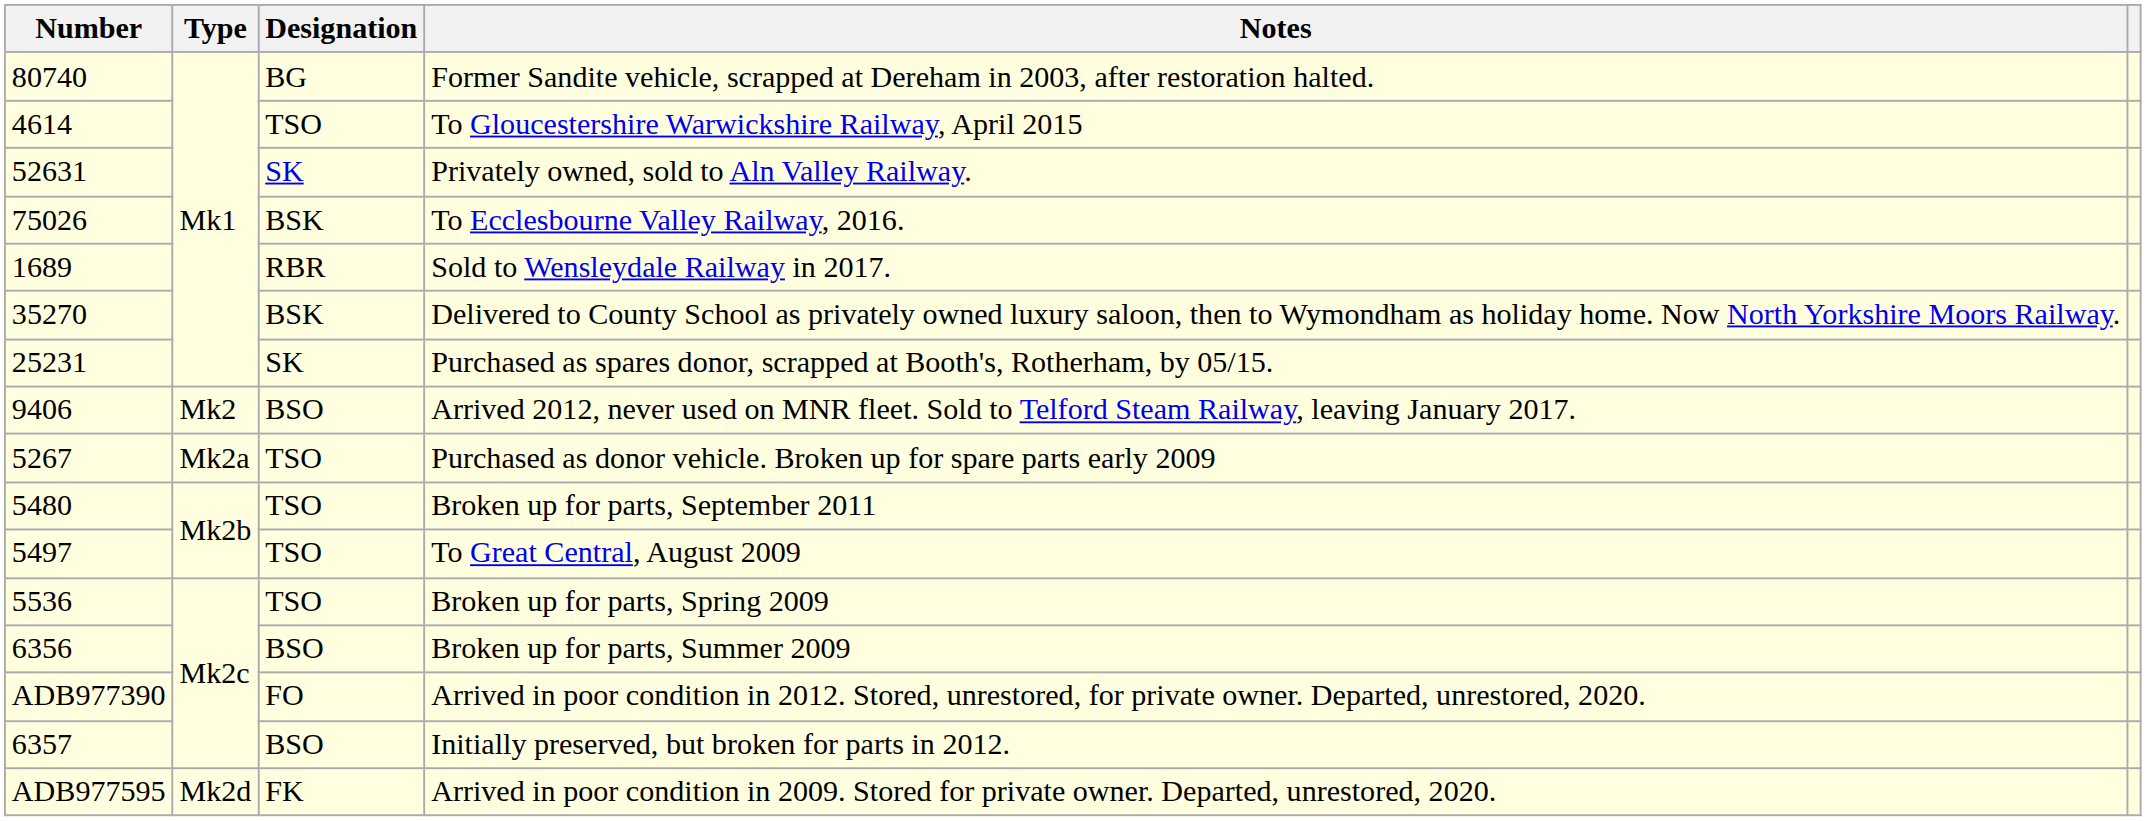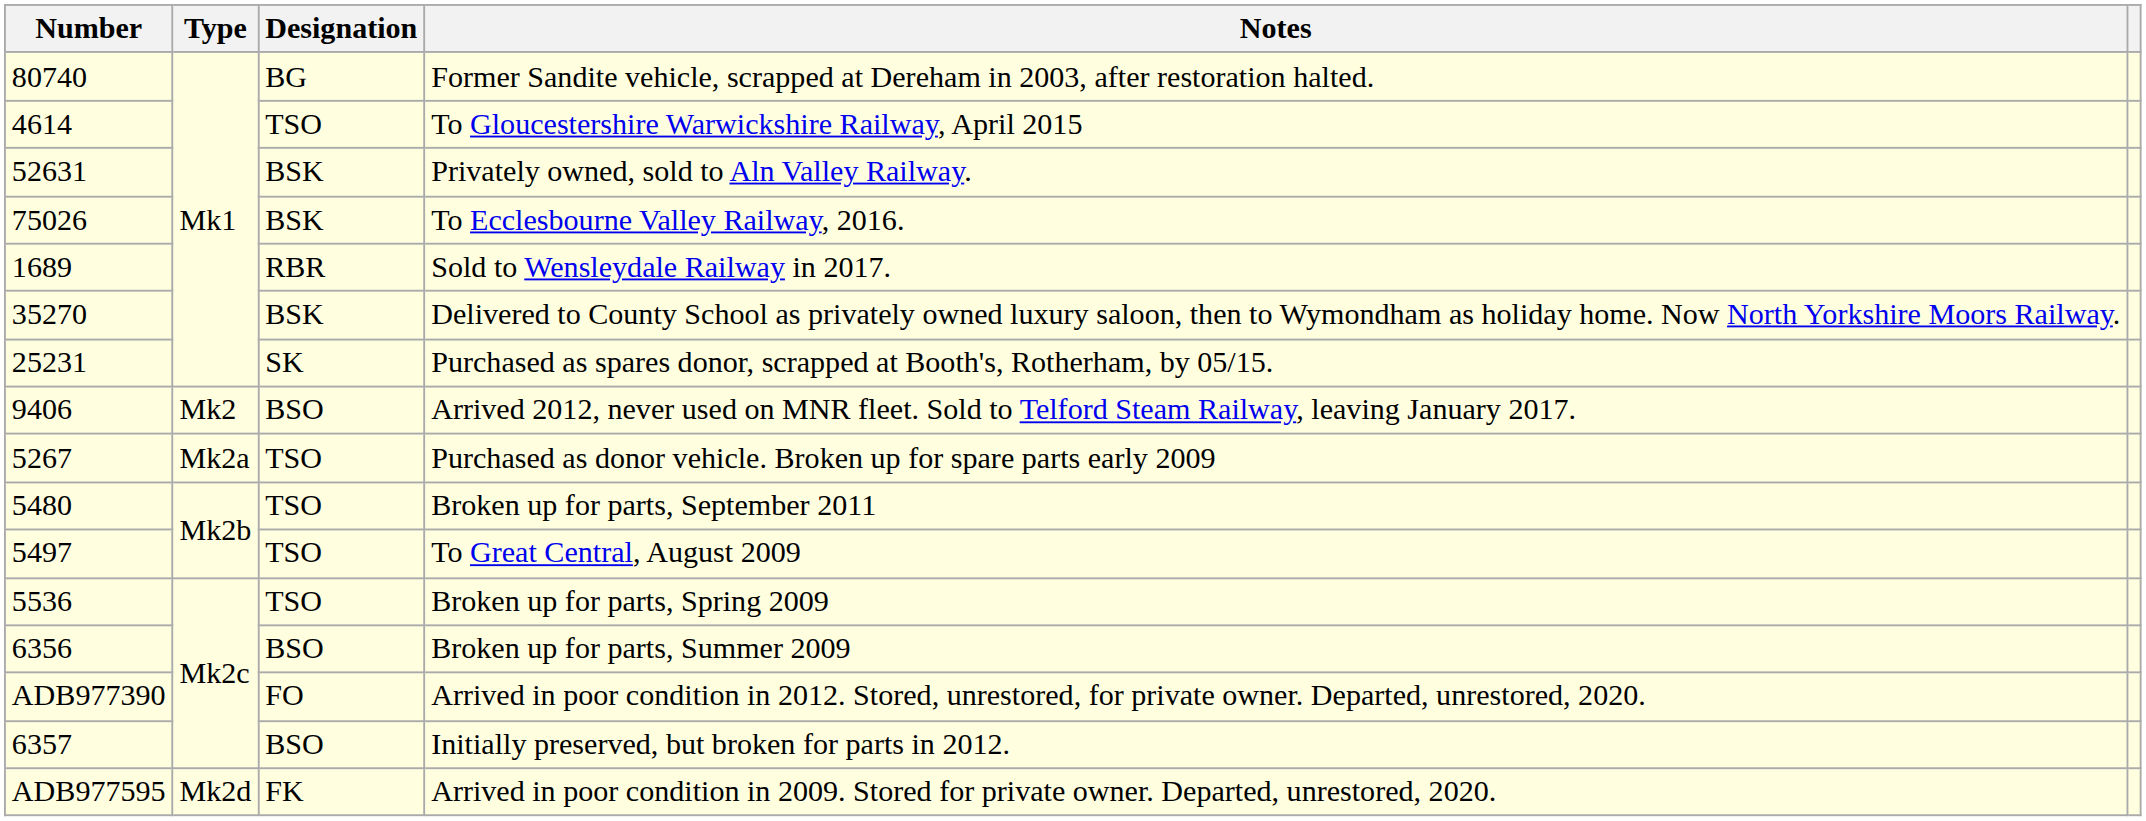(284, 171) SK -> (294, 171) BSK
